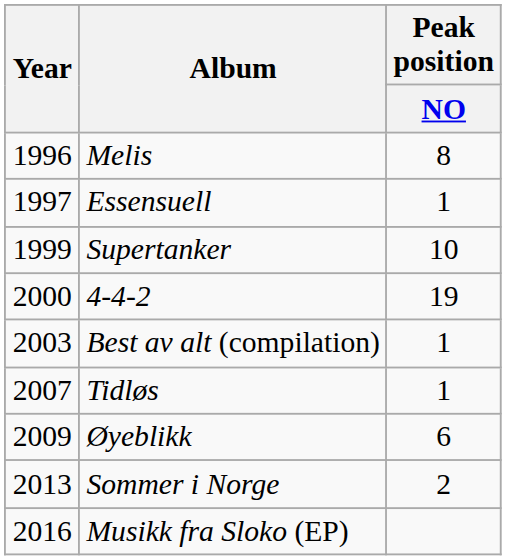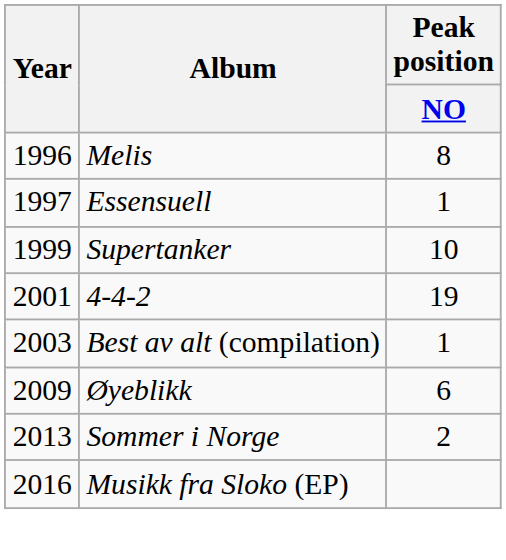(42, 295) 2000 -> (42, 295) 2001
- row: (123, 389)
